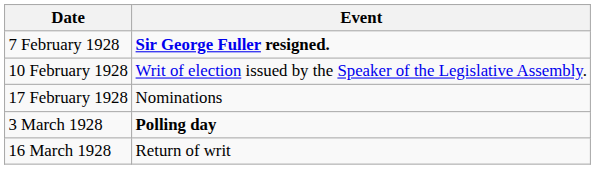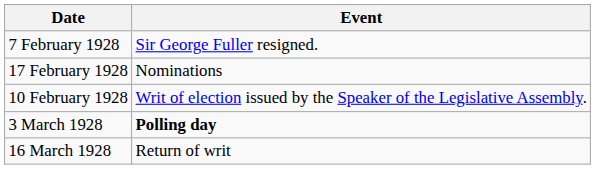(233, 44) bold -> (227, 44) normal
rows swapped: (68, 71) <-> (68, 97)
